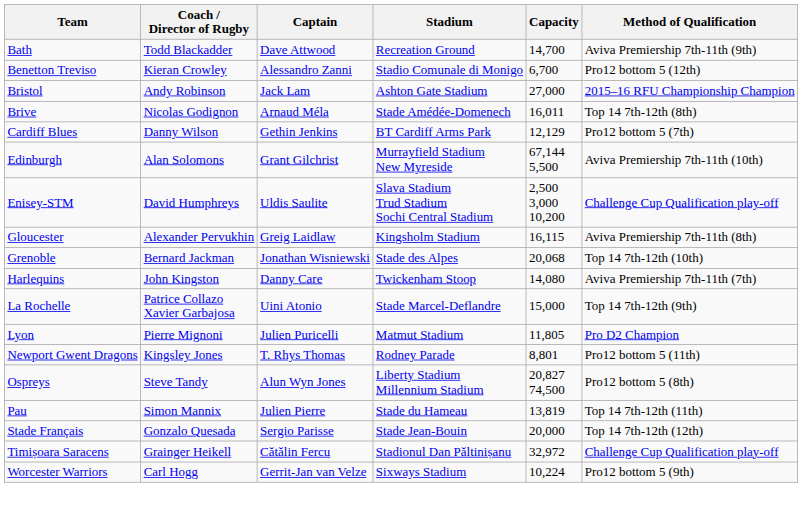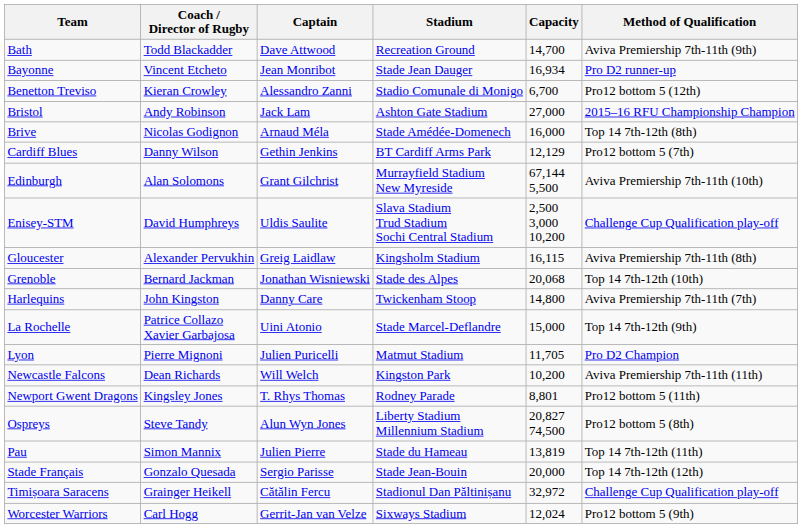+ row: (30, 70)
(547, 111) 16,011 -> (547, 132) 16,000
(547, 278) 14,080 -> (547, 299) 14,800
(547, 334) 11,805 -> (547, 354) 11,705
+ row: (56, 375)
(547, 472) 10,224 -> (547, 513) 12,024
